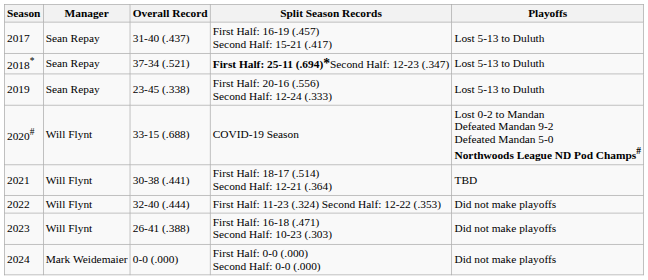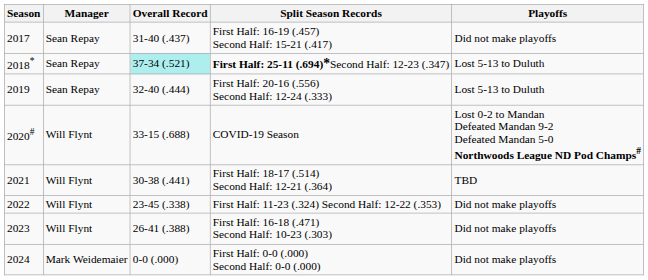(499, 37) Lost 5-13 to Duluth -> (505, 37) Did not make playoffs
(161, 63) no background -> (161, 63) paleturquoise background
(161, 89) 23-45 (.338) -> (161, 89) 32-40 (.444)
(161, 204) 32-40 (.444) -> (161, 204) 23-45 (.338)
